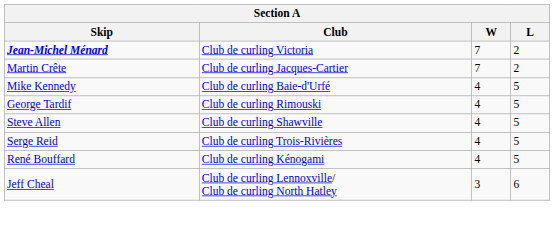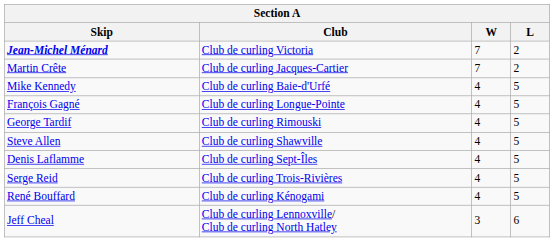+ row: (43, 104)
+ row: (46, 159)
